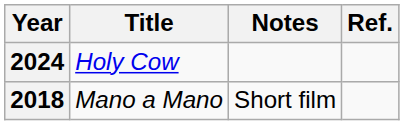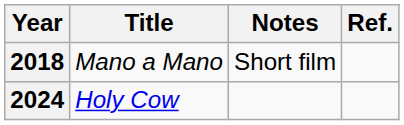rows swapped: (37, 100) <-> (37, 61)
